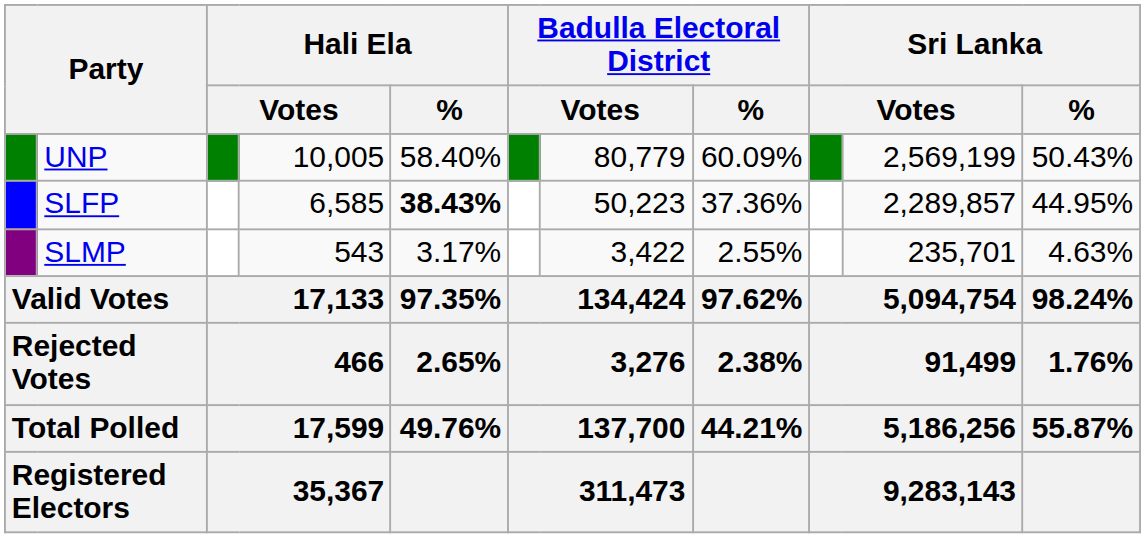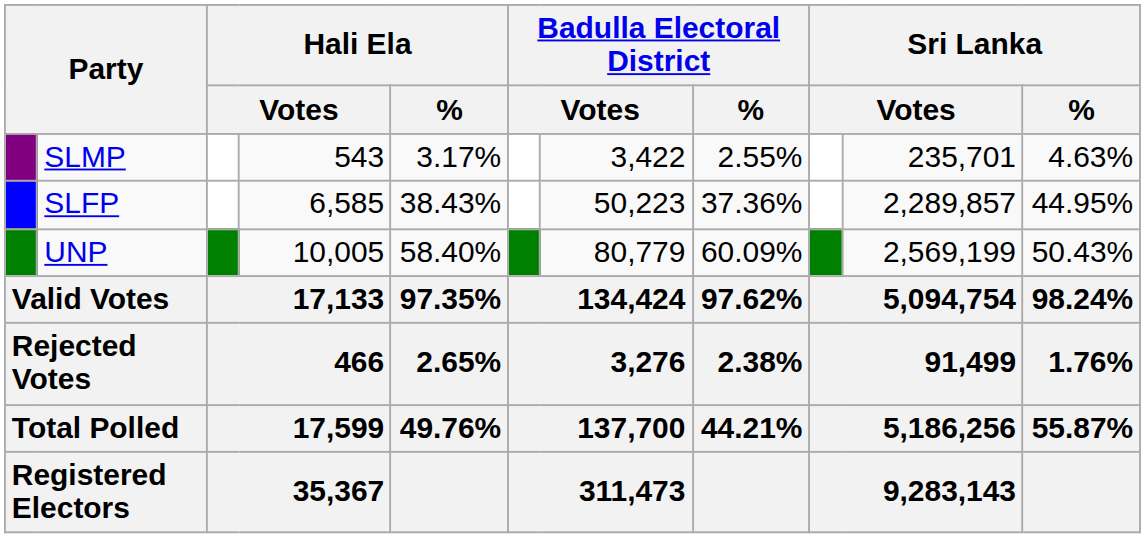rows swapped: (76, 156) <-> (85, 251)
(450, 204) bold -> (450, 204) normal
